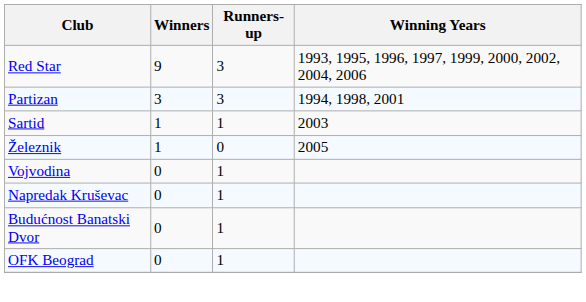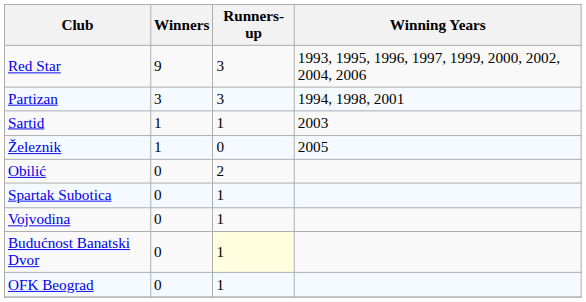+ row: (27, 171)
+ row: (60, 195)
- row: (68, 195)
(220, 228) no background -> (220, 252) lightyellow background
